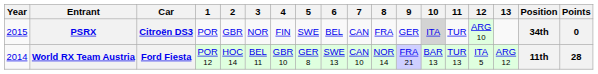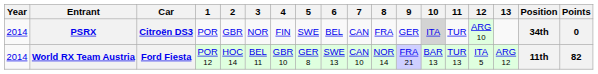(17, 31) 2015 -> (17, 31) 2014
(576, 56) 28 -> (576, 56) 82
